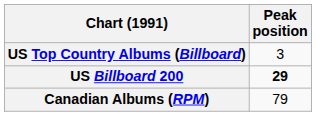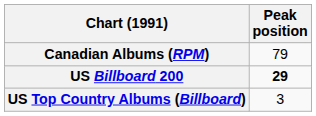rows swapped: (127, 99) <-> (127, 54)
